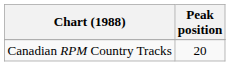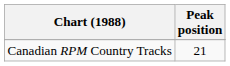(200, 50) 20 -> (200, 50) 21
